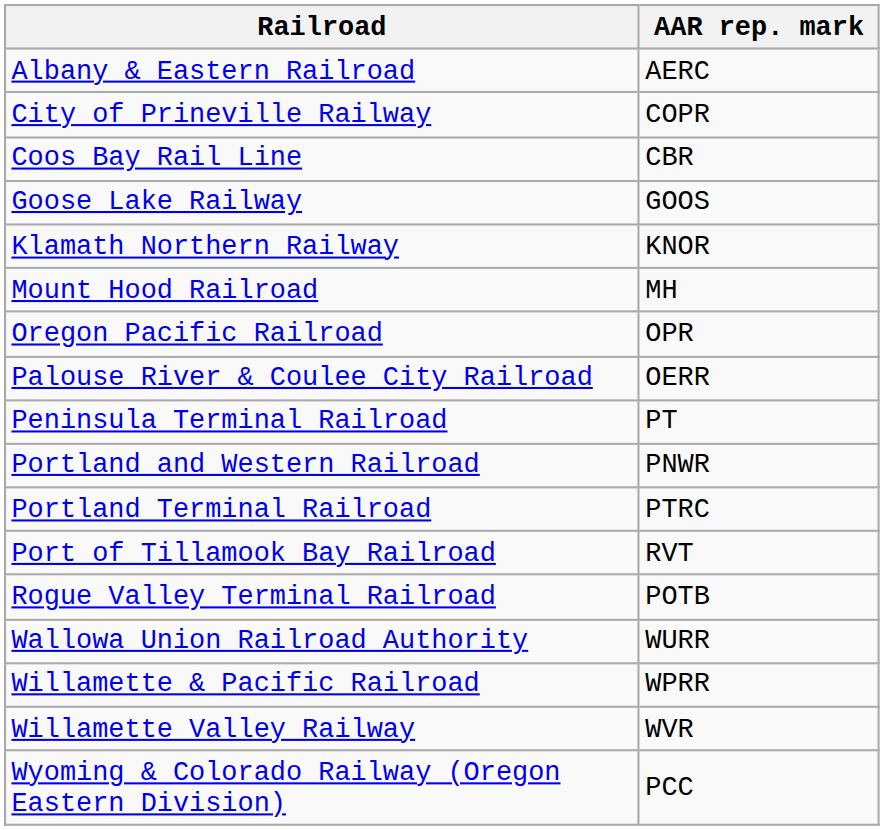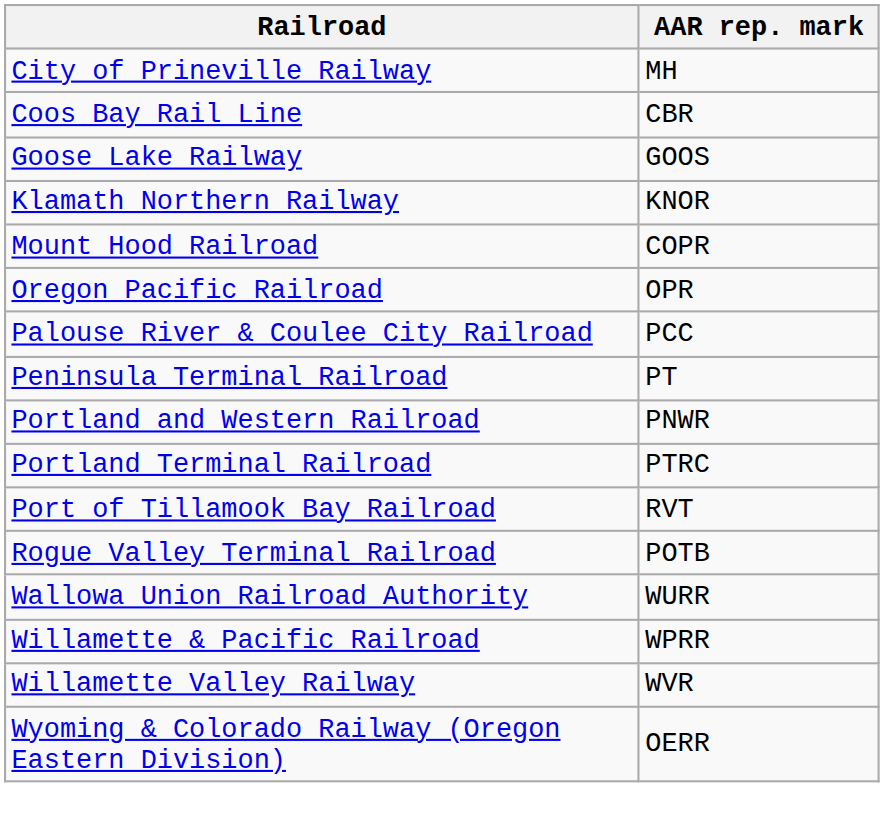- row: (213, 71)
(678, 115) COPR -> (661, 71) MH
(661, 290) MH -> (678, 246) COPR
(678, 378) OERR -> (669, 334) PCC
(669, 788) PCC -> (678, 744) OERR
